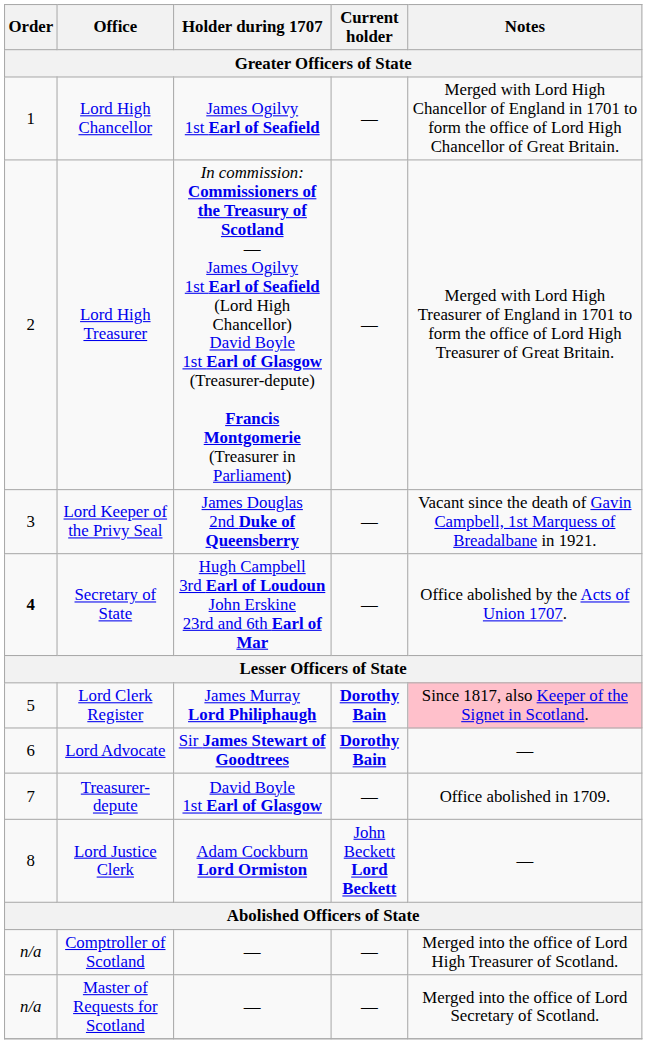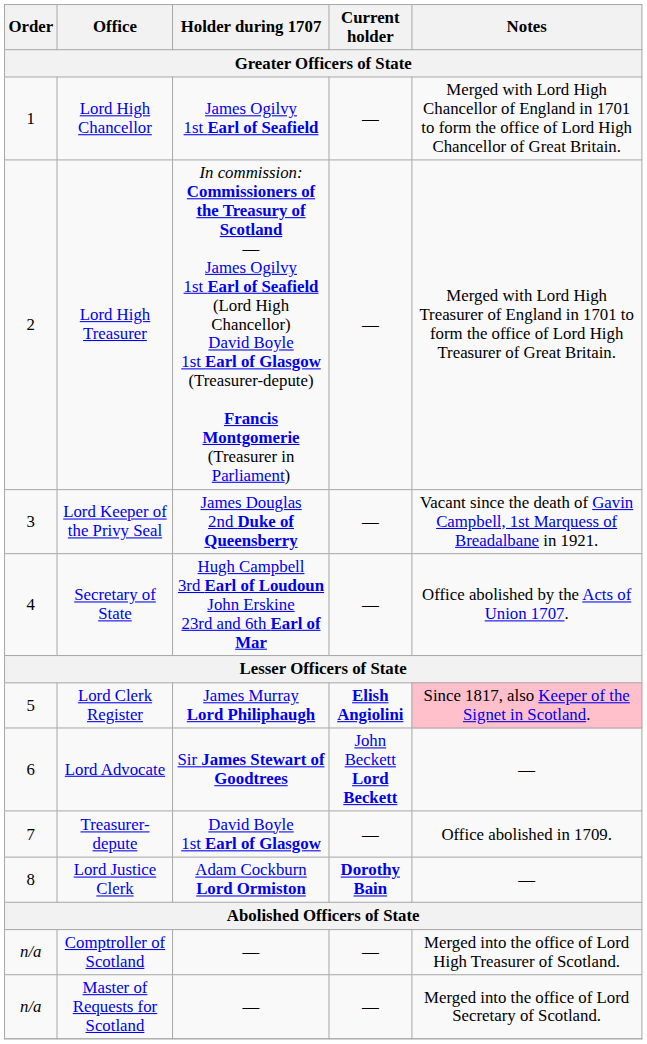(31, 604) bold -> (31, 604) normal
(369, 705) Dorothy Bain -> (370, 705) Elish Angiolini
(369, 750) Dorothy Bain -> (370, 769) John Beckett Lord Beckett
(369, 860) John Beckett Lord Beckett -> (370, 879) Dorothy Bain
